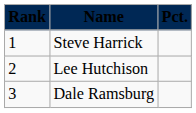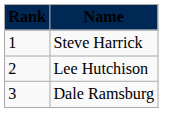- column: (175, 17)
